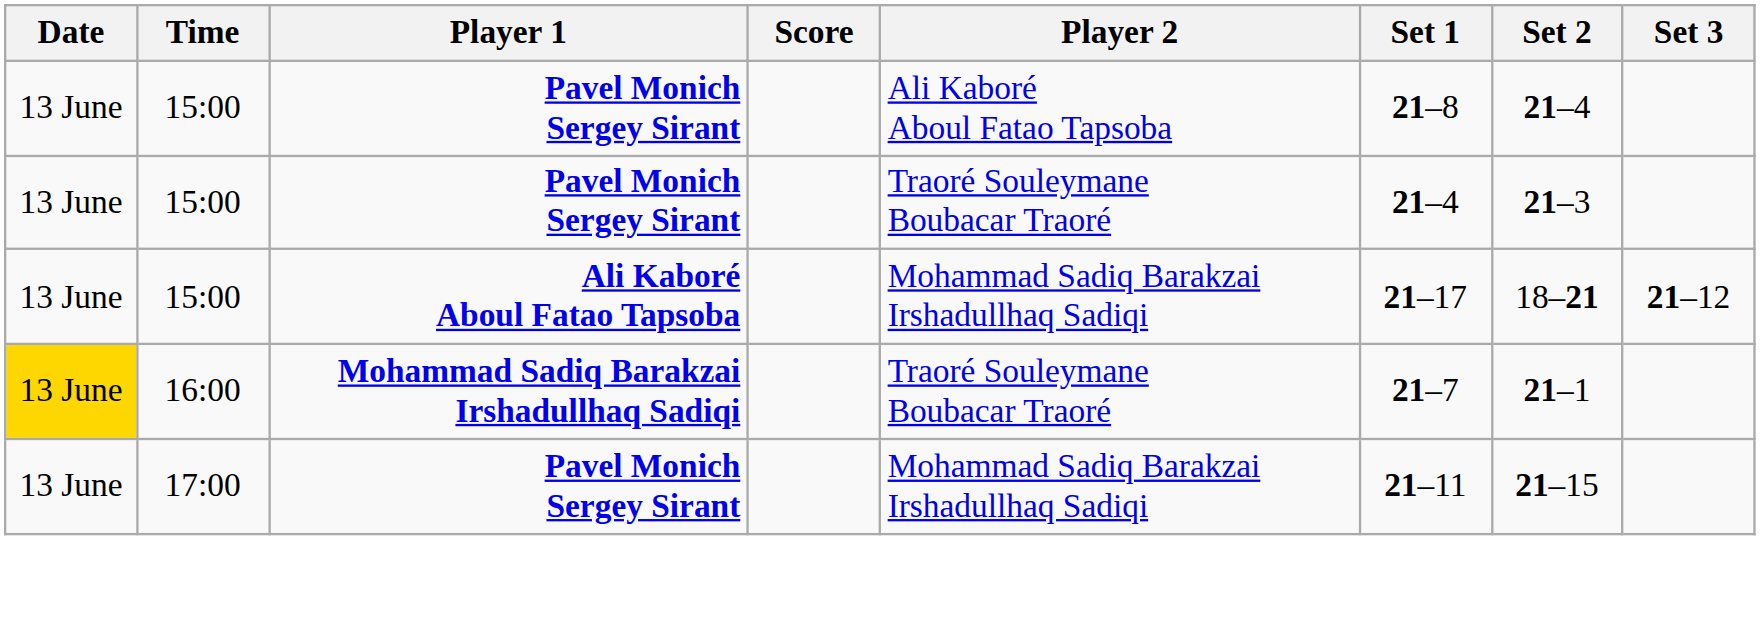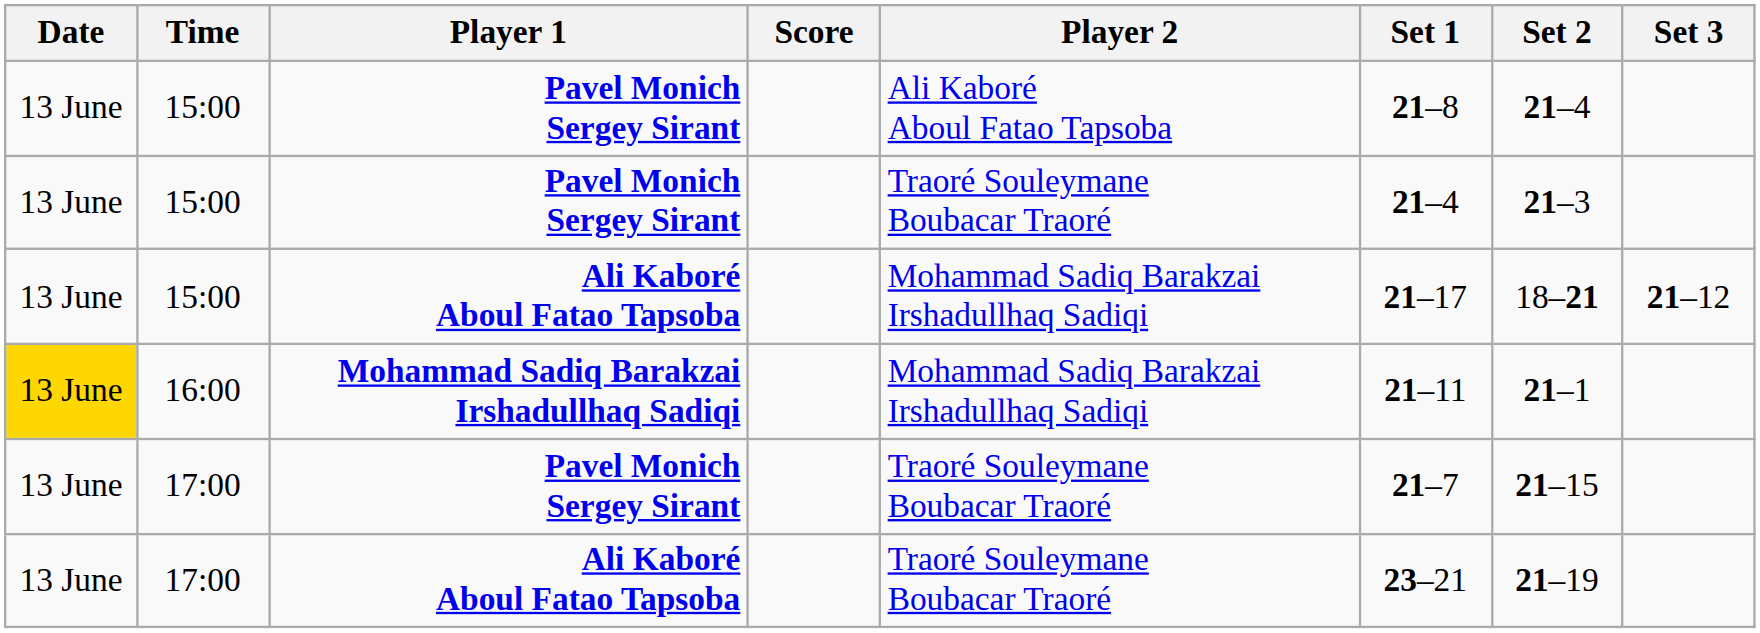(1018, 390) Traoré Souleymane Boubacar Traoré -> (1074, 390) Mohammad Sadiq Barakzai Irshadullhaq Sadiqi
(1425, 390) 21–7 -> (1425, 390) 21–11
(1074, 485) Mohammad Sadiq Barakzai Irshadullhaq Sadiqi -> (1018, 485) Traoré Souleymane Boubacar Traoré
(1425, 485) 21–11 -> (1425, 485) 21–7
+ row: (203, 579)
